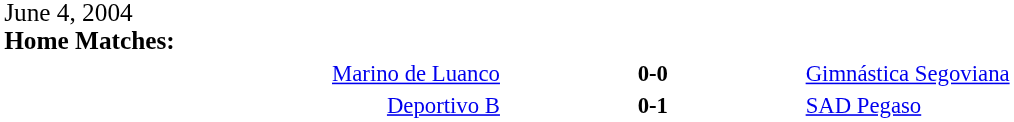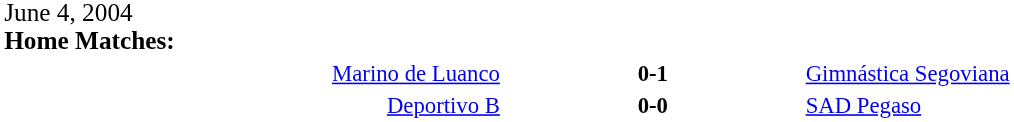(653, 73) 0-0 -> (653, 73) 0-1
(653, 105) 0-1 -> (653, 105) 0-0
